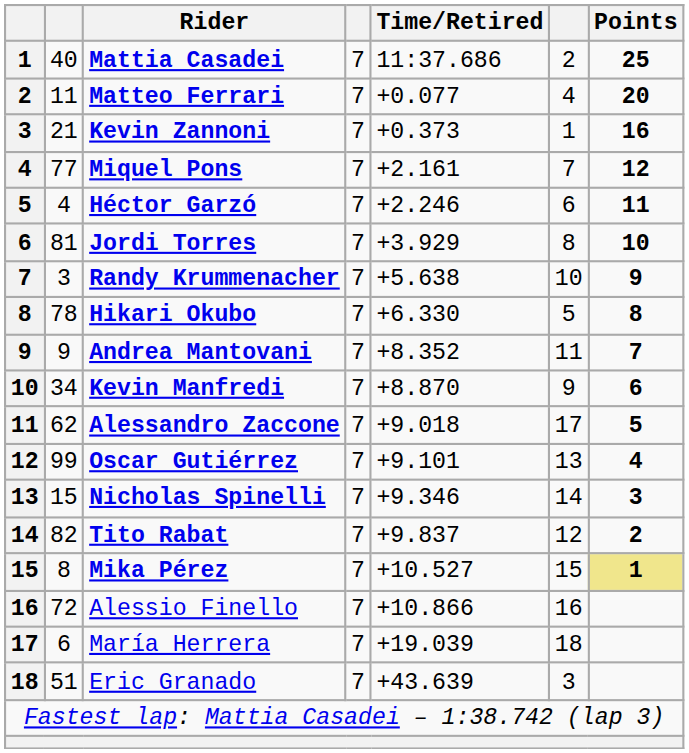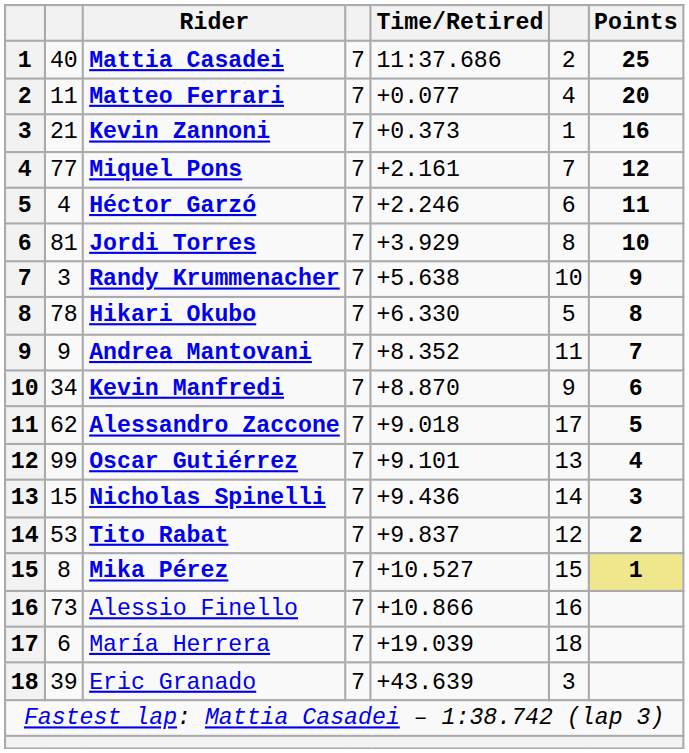(418, 499) +9.346 -> (418, 499) +9.436
(64, 535) 82 -> (64, 535) 53
(64, 608) 72 -> (64, 608) 73
(64, 681) 51 -> (64, 681) 39
